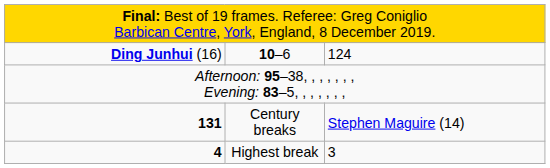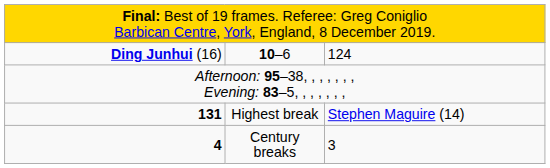(275, 123) Century breaks -> (275, 115) Highest break
(275, 153) Highest break -> (275, 145) Century breaks
